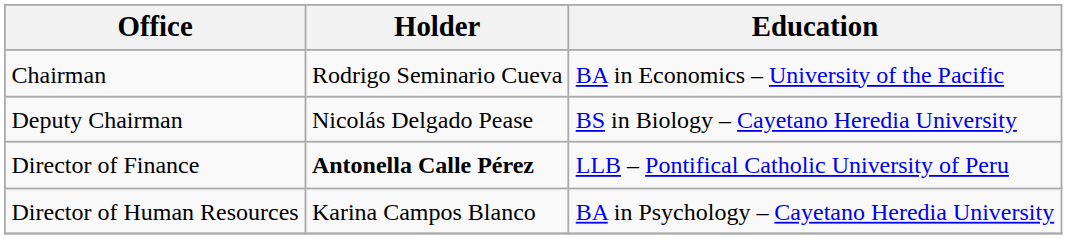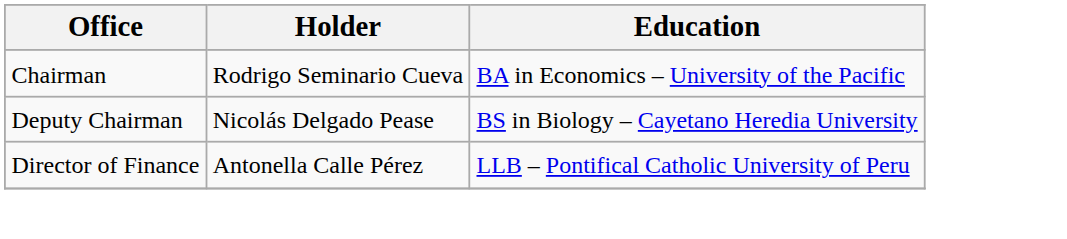(423, 164) bold -> (318, 166) normal
- row: (155, 211)
